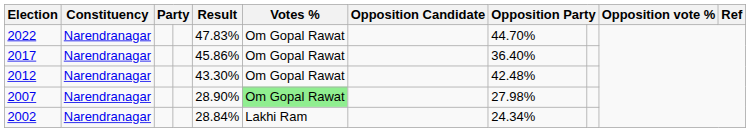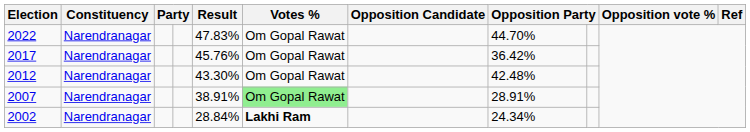(217, 55) 45.86% -> (217, 55) 45.76%
(513, 55) 36.40% -> (513, 55) 36.42%
(217, 96) 28.90% -> (217, 96) 38.91%
(513, 96) 27.98% -> (513, 96) 28.91%
(276, 117) normal -> (278, 117) bold
